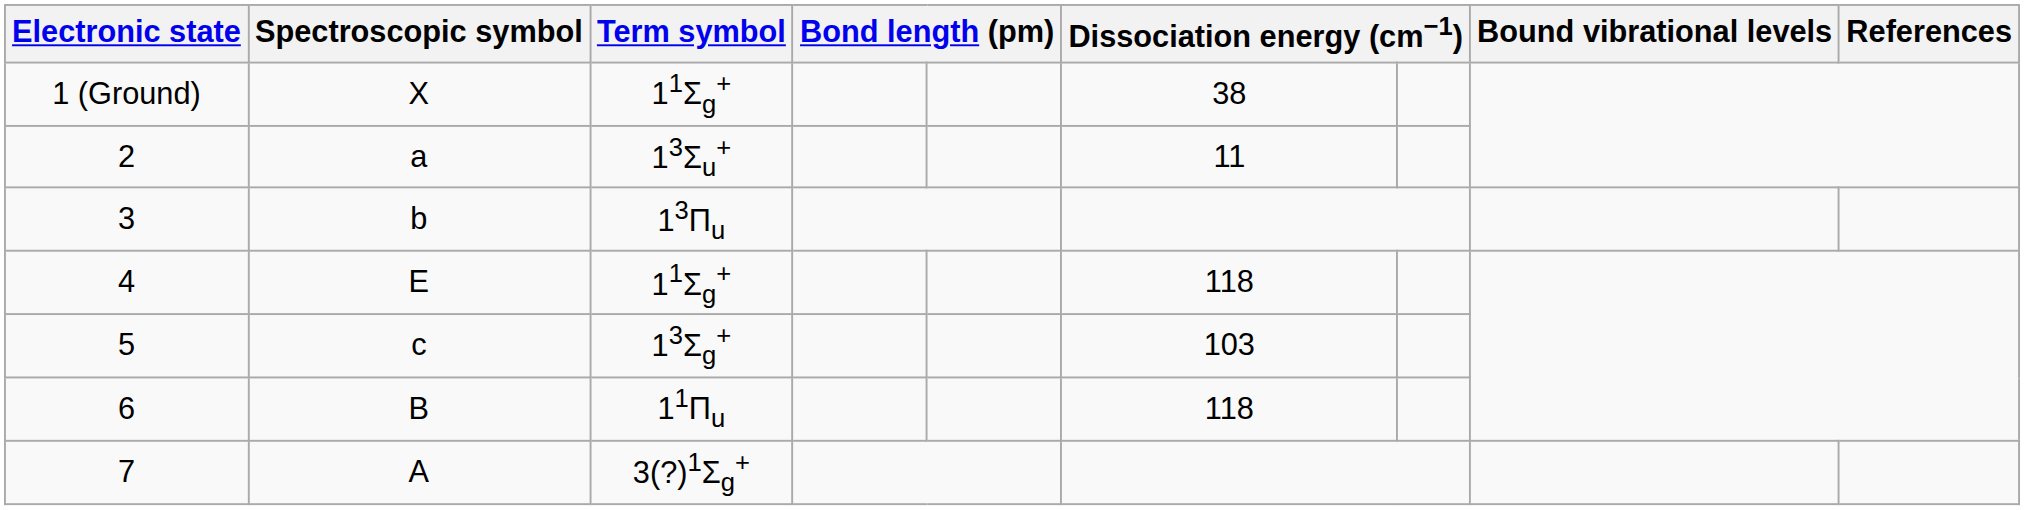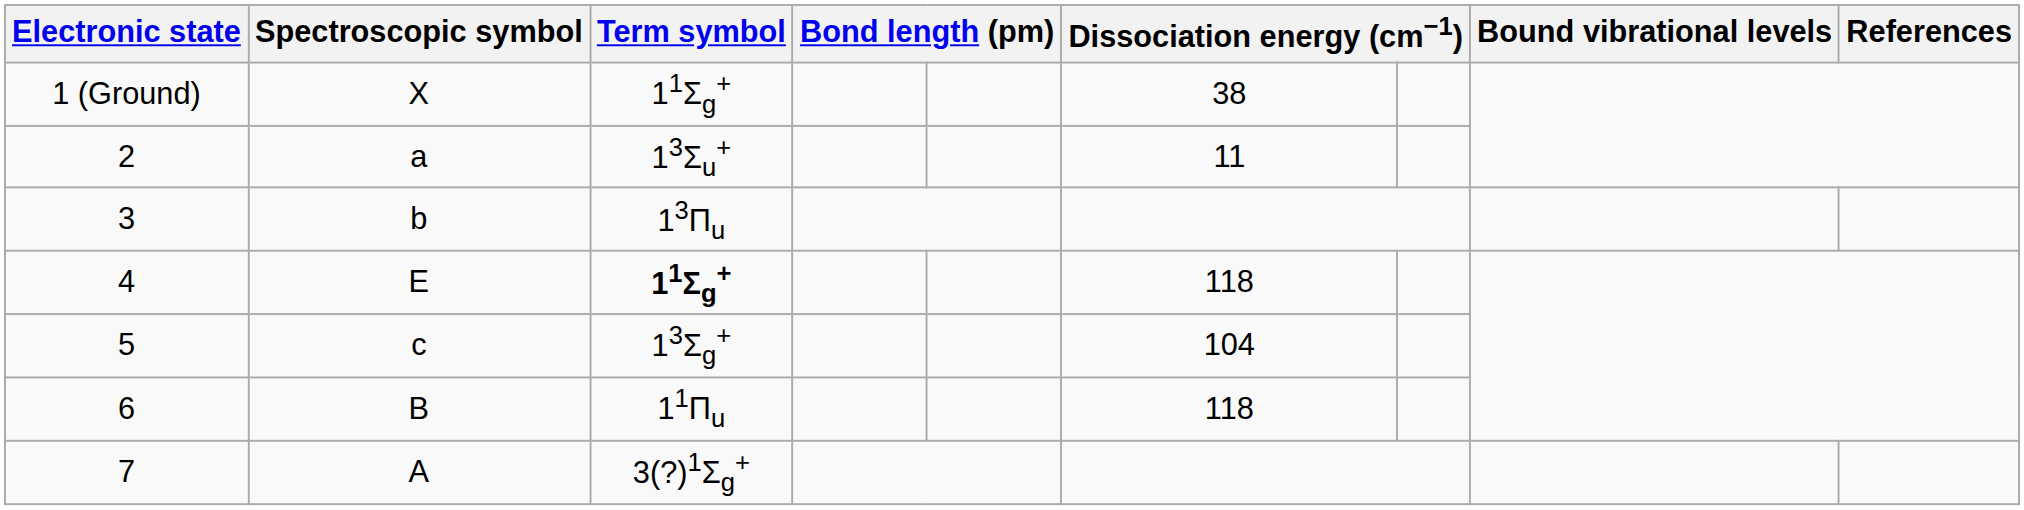(691, 283) normal -> (691, 283) bold
(1229, 345) 103 -> (1229, 345) 104
